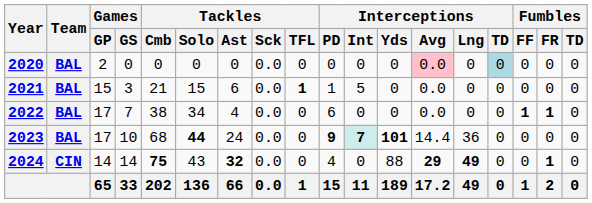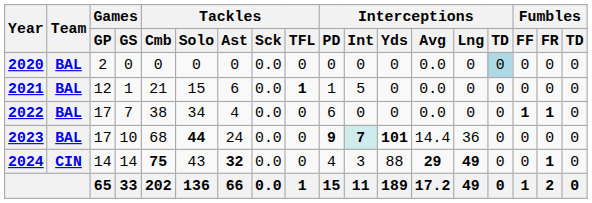(433, 65) pink background -> (433, 65) no background
(103, 89) 15 -> (103, 89) 12
(128, 89) 3 -> (128, 89) 1
(361, 162) 0 -> (361, 162) 3
